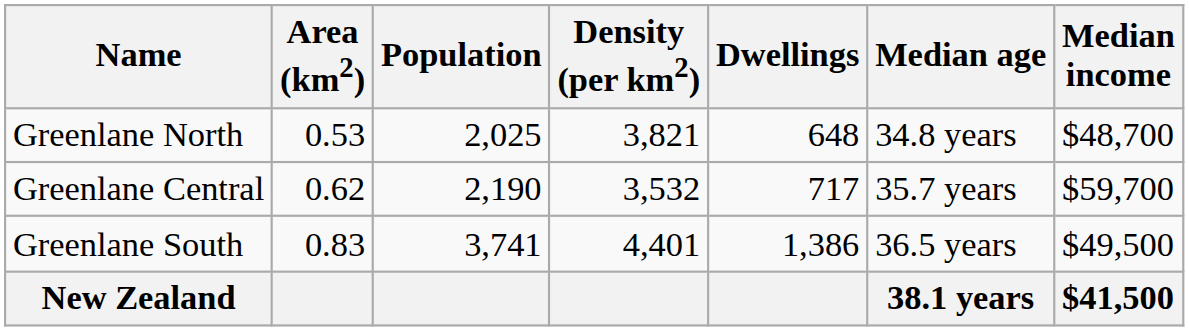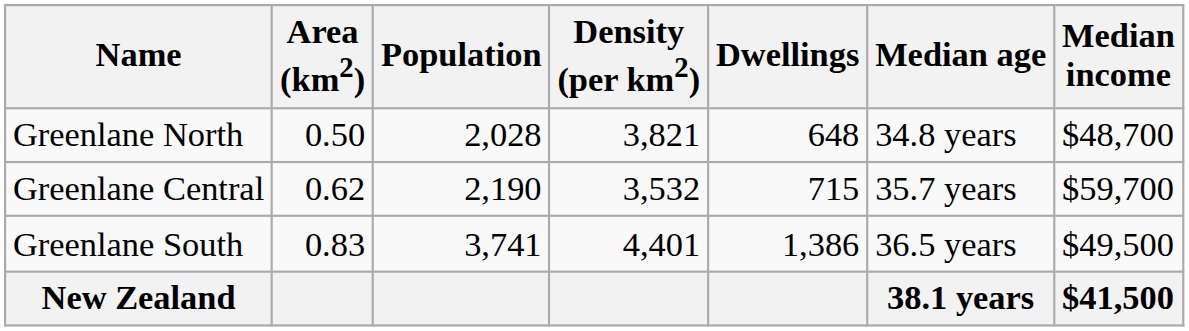(335, 134) 0.53 -> (335, 134) 0.50
(503, 134) 2,025 -> (503, 134) 2,028
(833, 188) 717 -> (833, 188) 715
